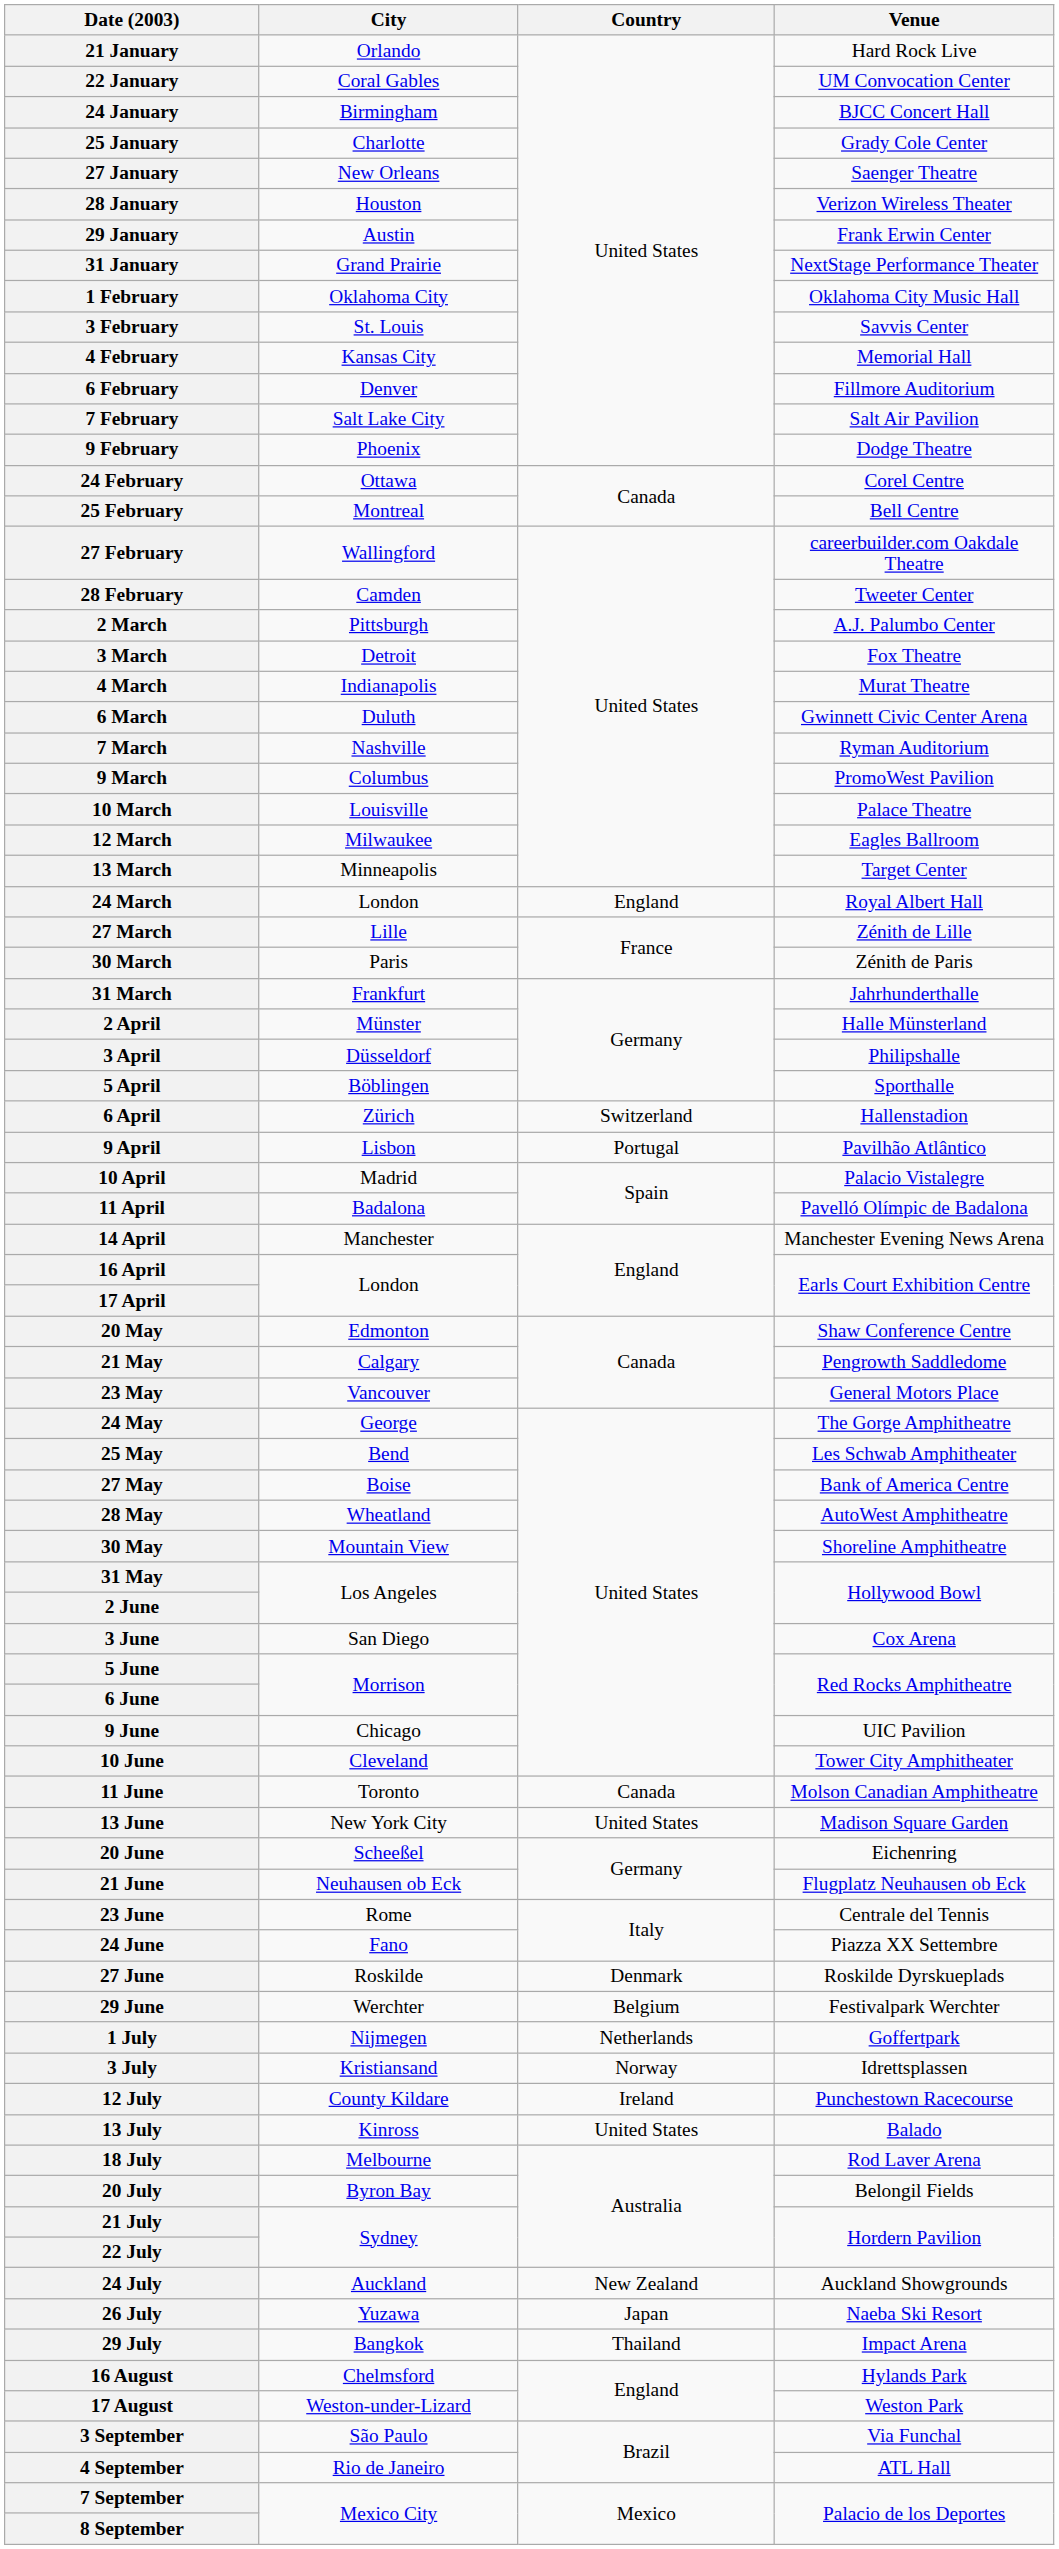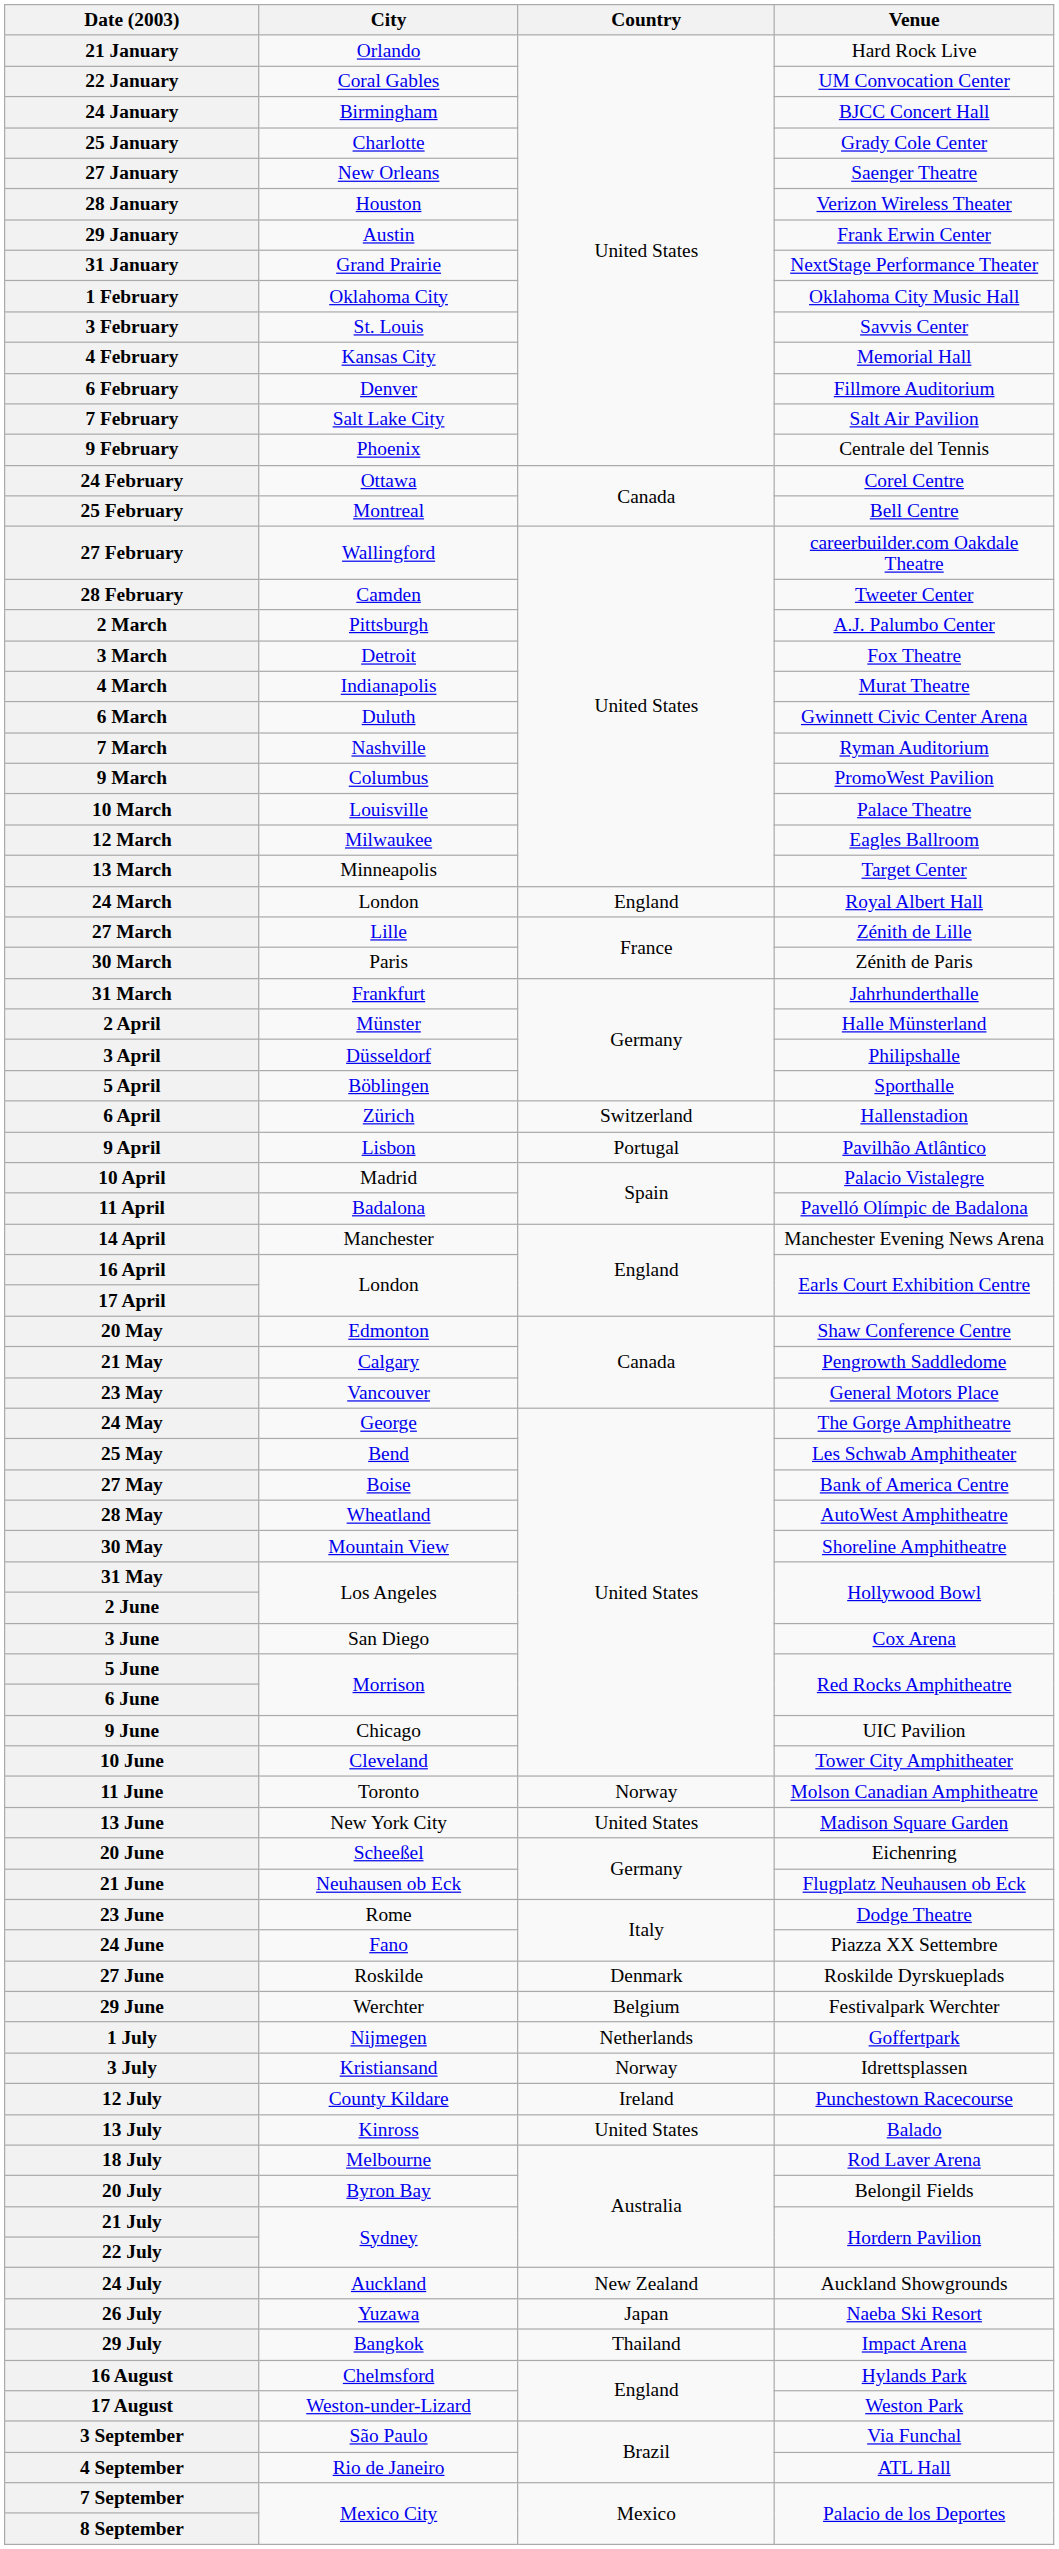(914, 449) Dodge Theatre -> (914, 449) Centrale del Tennis
(646, 1791) Canada -> (646, 1791) Norway
(914, 1914) Centrale del Tennis -> (914, 1914) Dodge Theatre
